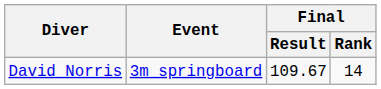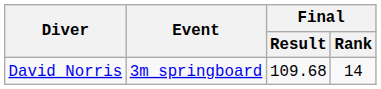(298, 71) 109.67 -> (298, 71) 109.68
